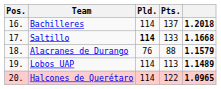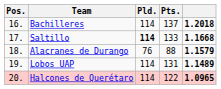(171, 64) 113 -> (171, 64) 131
